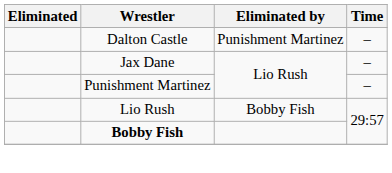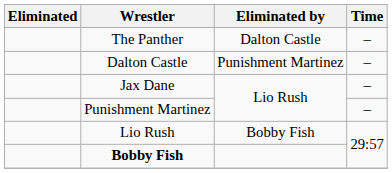+ row: (147, 39)
